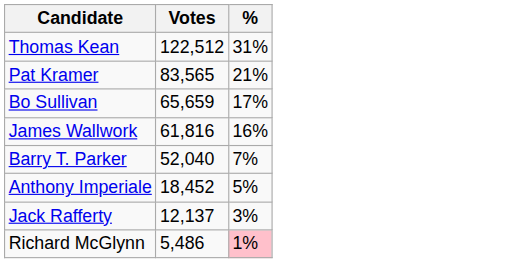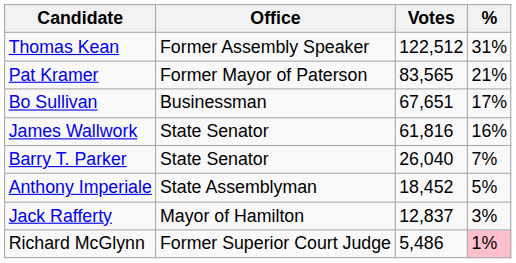+ column: (275, 18)
(187, 103) 65,659 -> (426, 103) 67,651
(187, 159) 52,040 -> (426, 159) 26,040
(187, 215) 12,137 -> (426, 215) 12,837
